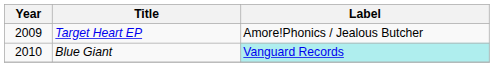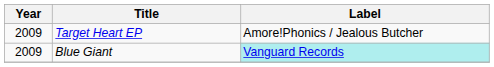(28, 52) 2010 -> (28, 52) 2009
